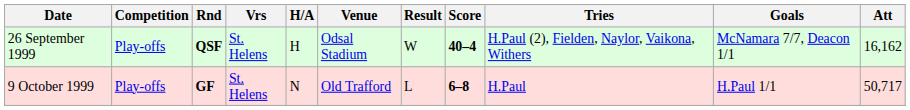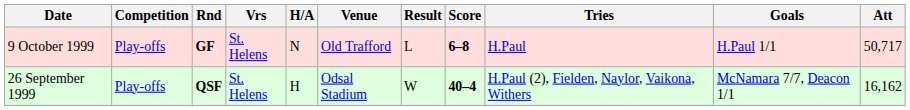rows swapped: (46, 46) <-> (51, 85)
